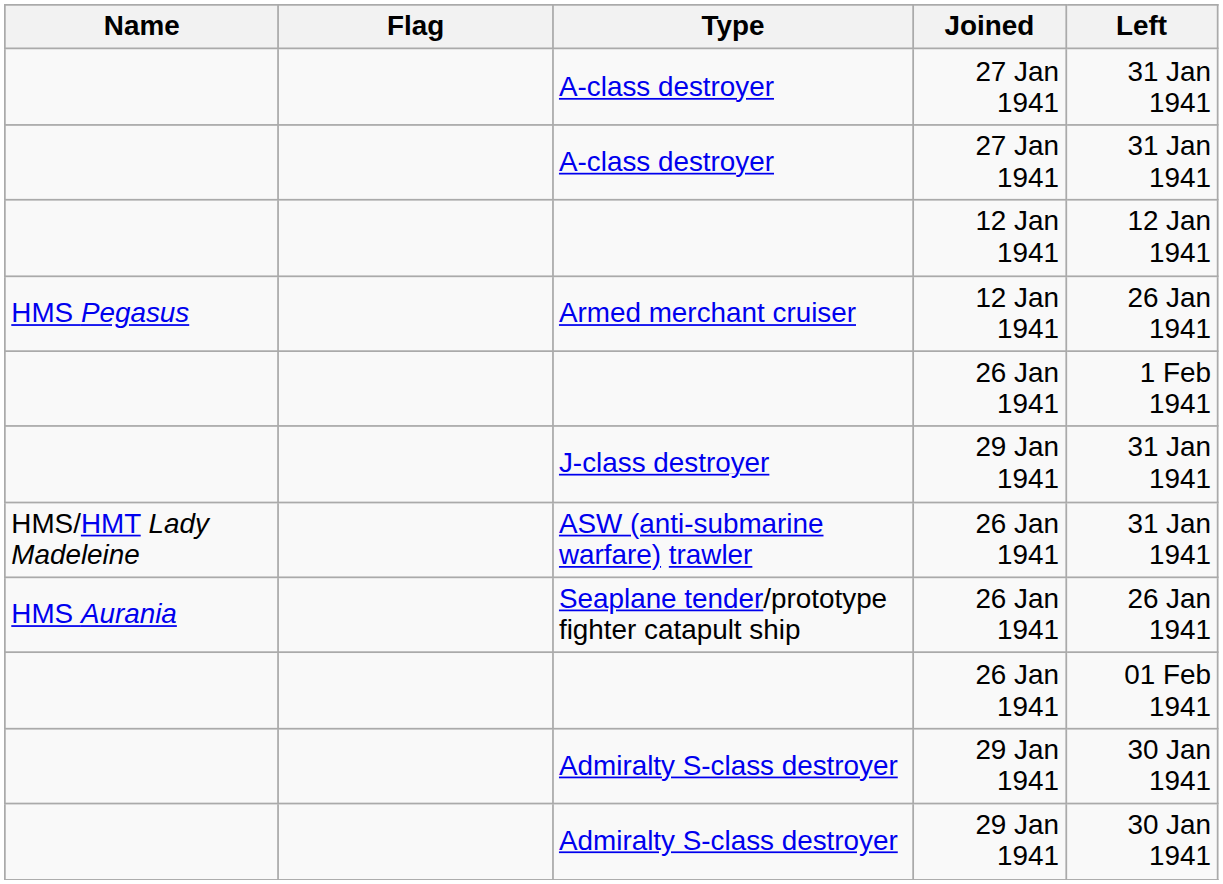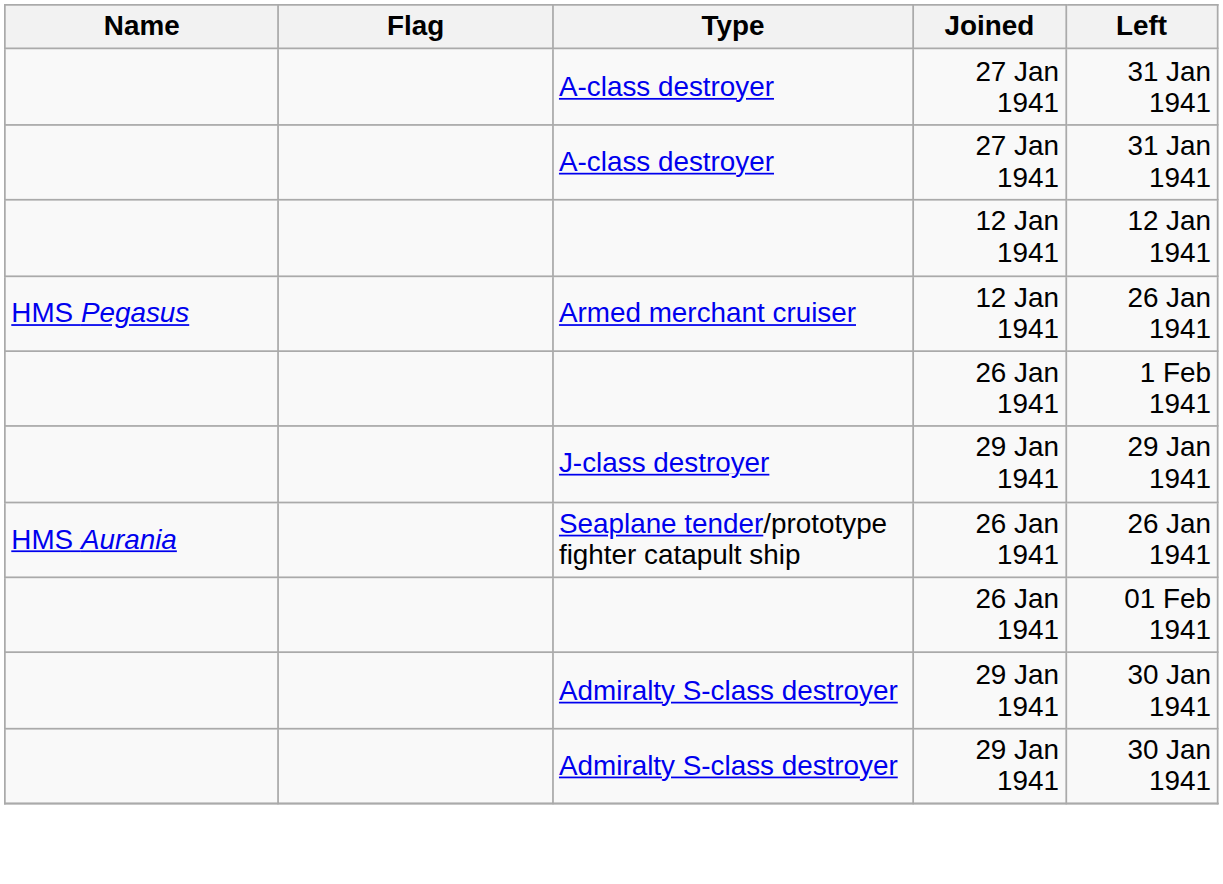(1169, 463) 31 Jan 1941 -> (1169, 463) 29 Jan 1941
- row: (691, 539)
